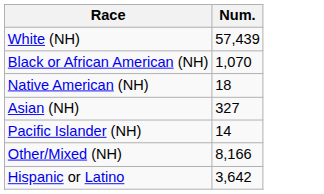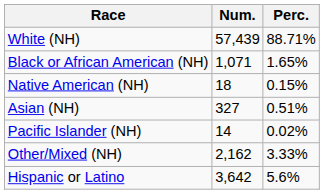+ column: (291, 16)
(233, 62) 1,070 -> (233, 62) 1,071
(233, 154) 8,166 -> (233, 154) 2,162
